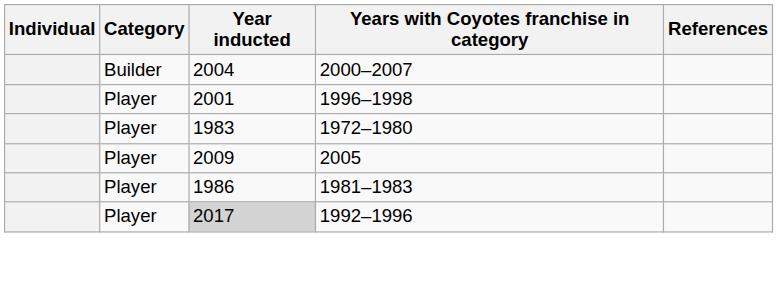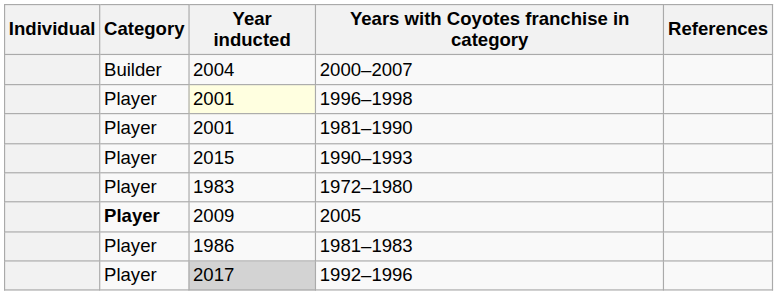(214, 98) no background -> (214, 98) lightyellow background
+ row: (366, 128)
+ row: (366, 157)
(130, 157) normal -> (132, 216) bold
